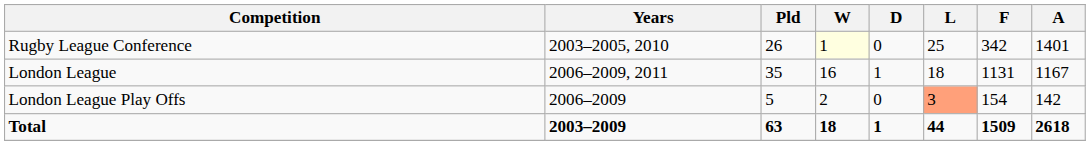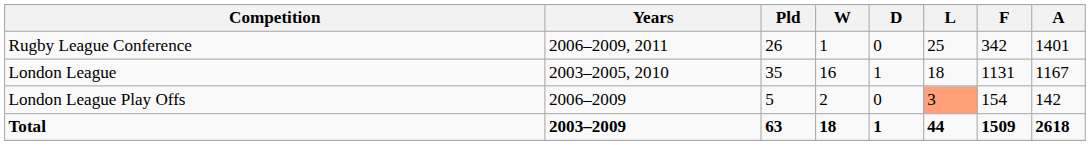(609, 45) 2003–2005, 2010 -> (609, 45) 2006–2009, 2011
(823, 45) lightyellow background -> (823, 45) no background
(609, 72) 2006–2009, 2011 -> (609, 72) 2003–2005, 2010
